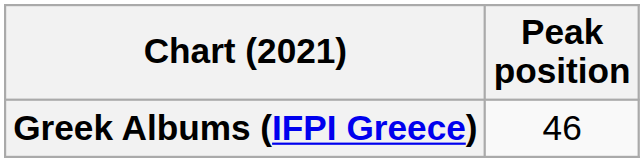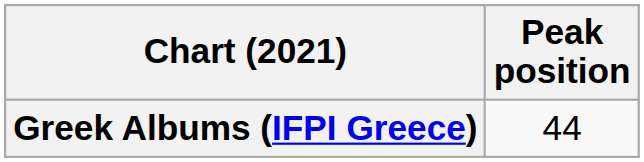(562, 127) 46 -> (562, 127) 44
